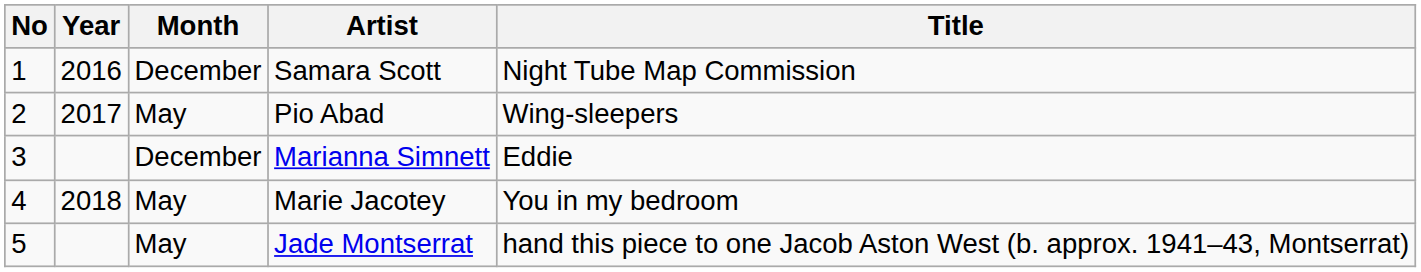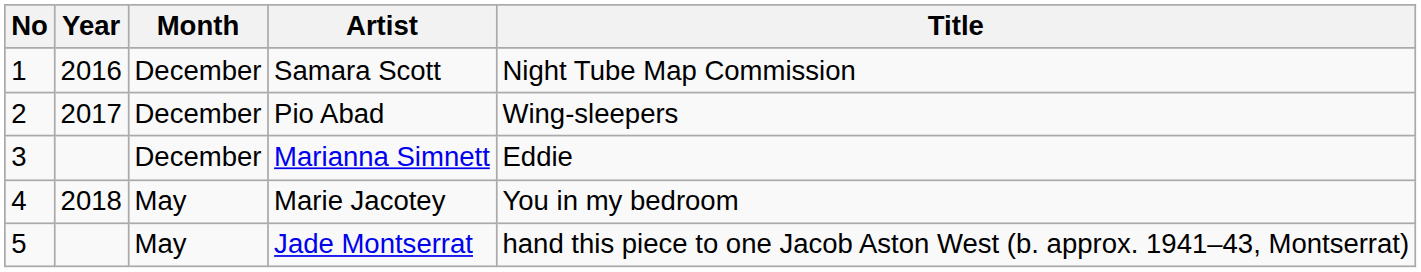(160, 113) May -> (198, 113) December
